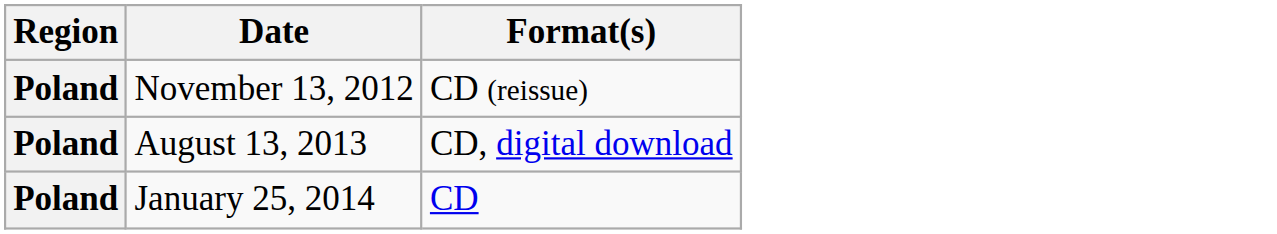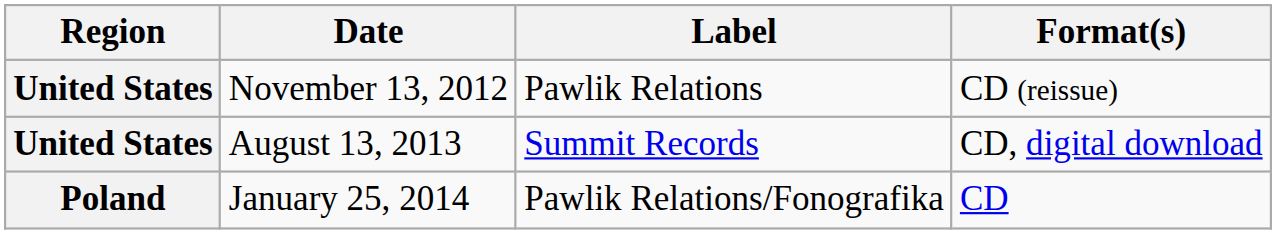+ column: (734, 32)
(66, 87) Poland -> (113, 87) United States
(66, 143) Poland -> (113, 143) United States
